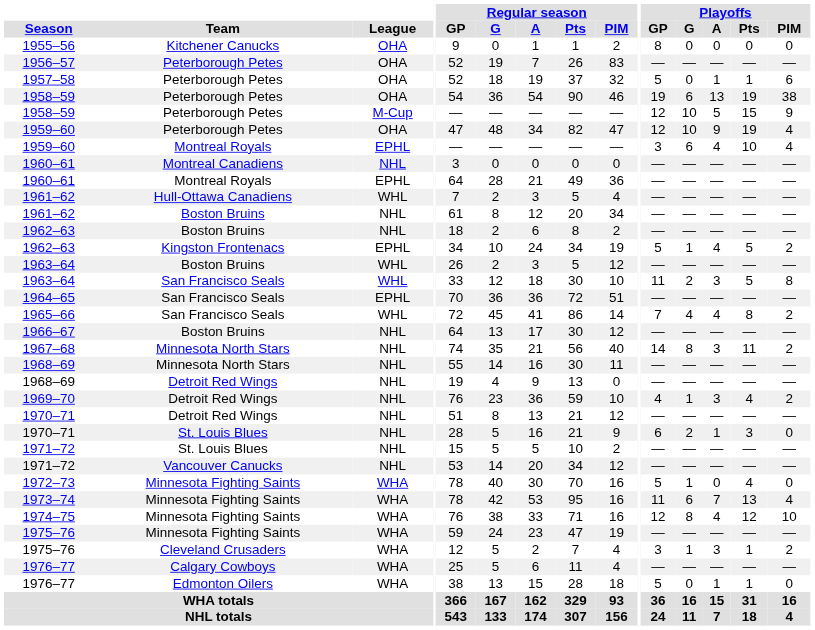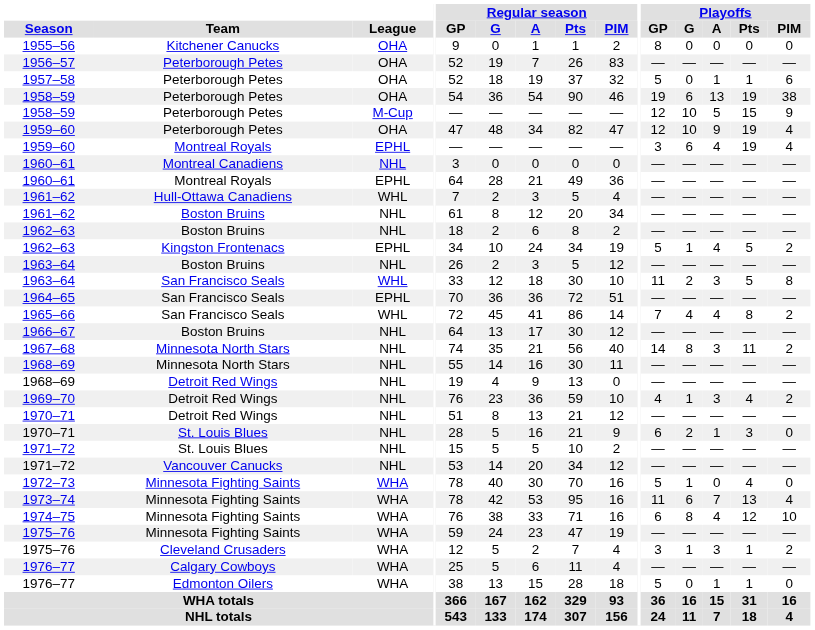(749, 146) 10 -> (749, 146) 19
(393, 264) WHL -> (393, 264) NHL
(658, 516) 12 -> (658, 516) 6
